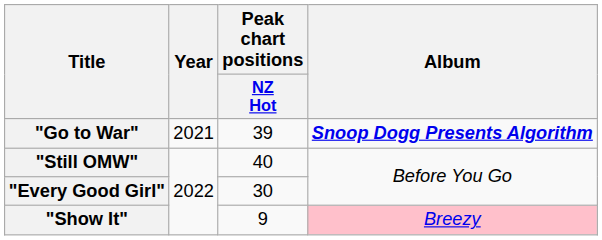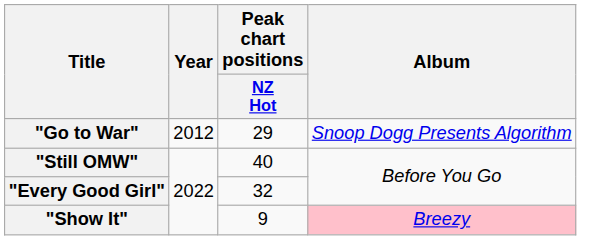(194, 133) 2021 -> (194, 133) 2012
(263, 133) 39 -> (263, 133) 29
(452, 133) bold -> (442, 133) normal
(263, 190) 30 -> (263, 190) 32
